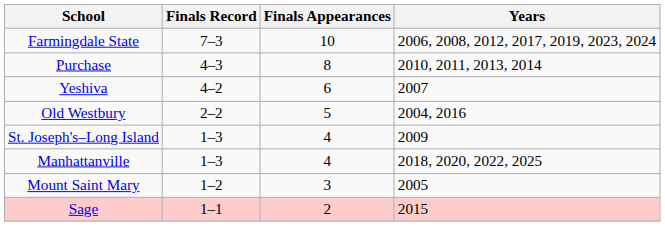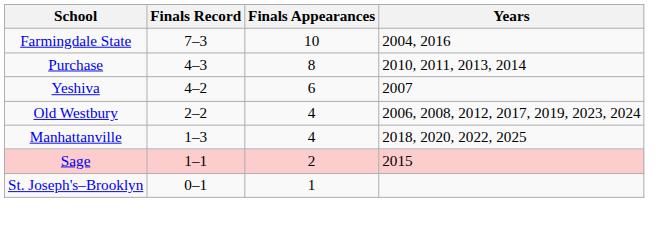(527, 40) 2006, 2008, 2012, 2017, 2019, 2023, 2024 -> (416, 40) 2004, 2016
(327, 112) 5 -> (312, 112) 4
(432, 112) 2004, 2016 -> (511, 112) 2006, 2008, 2012, 2017, 2019, 2023, 2024
- row: (83, 137)
- row: (83, 185)
+ row: (76, 185)
